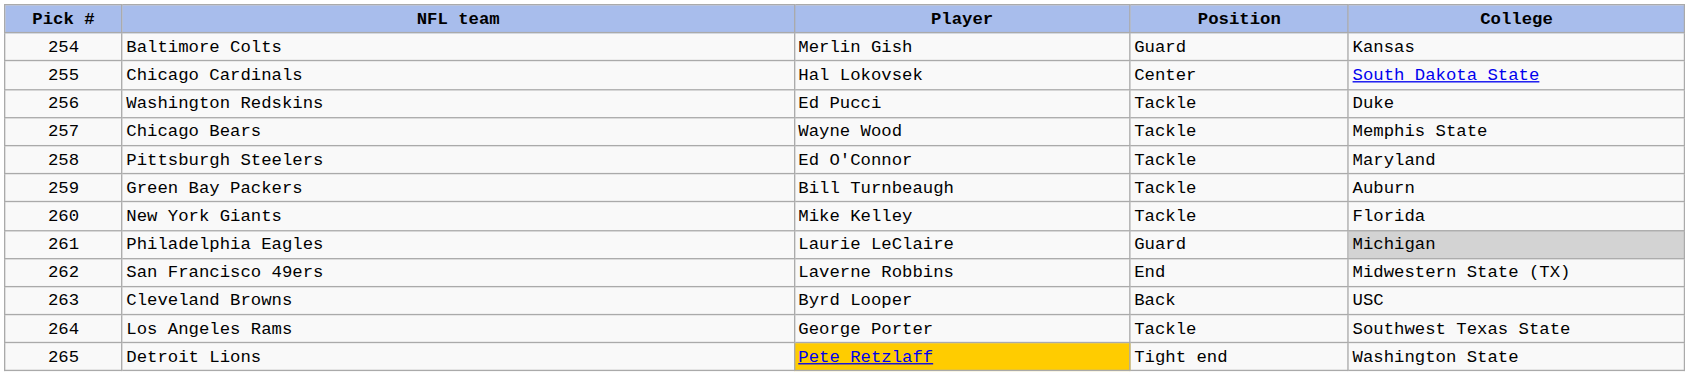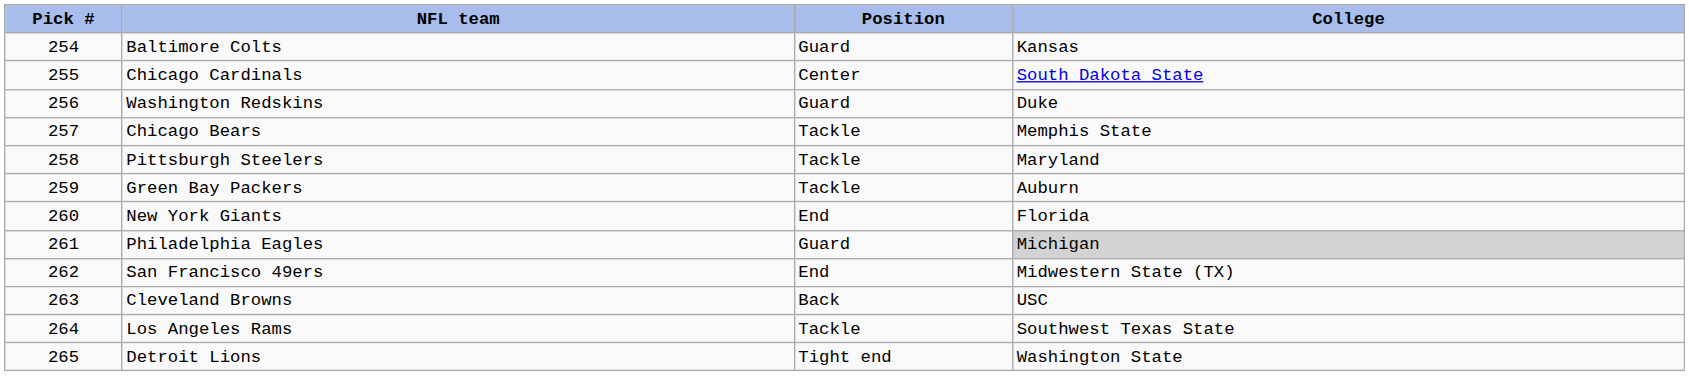- column: (962, 19)
(1165, 103) Tackle -> (824, 103) Guard
(1165, 216) Tackle -> (814, 216) End
